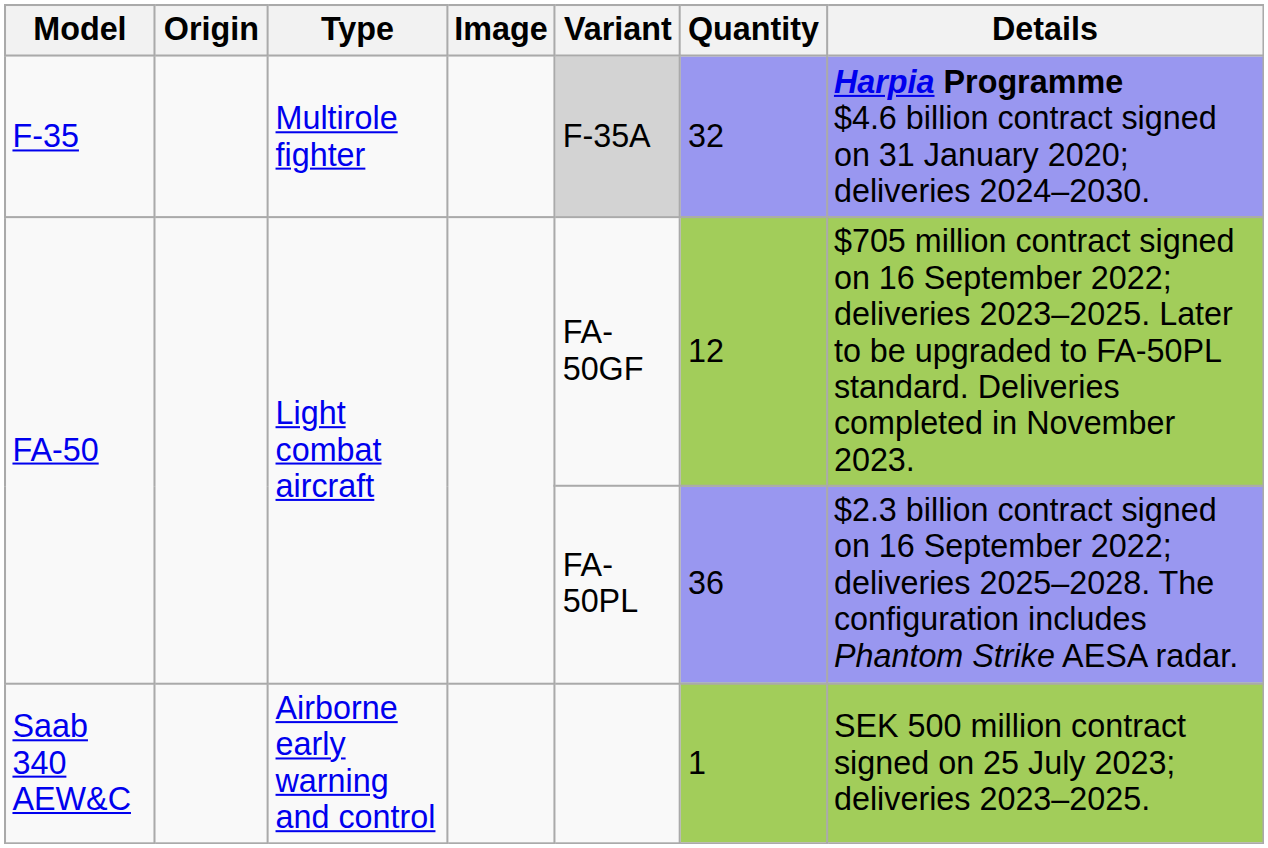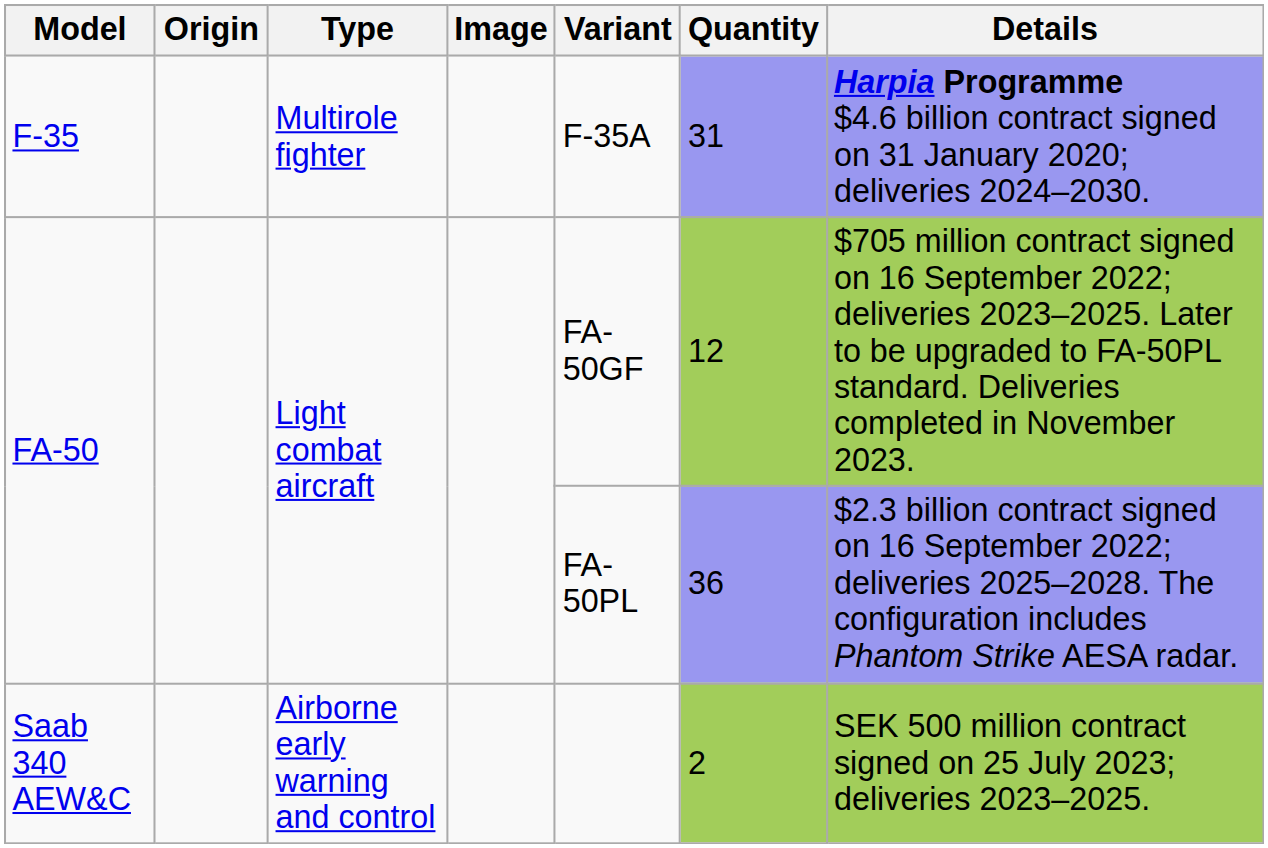(607, 135) lightgrey background -> (607, 135) no background
(706, 135) 32 -> (706, 135) 31
(697, 762) 1 -> (697, 762) 2
